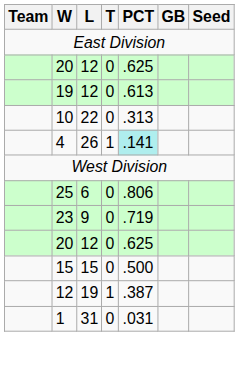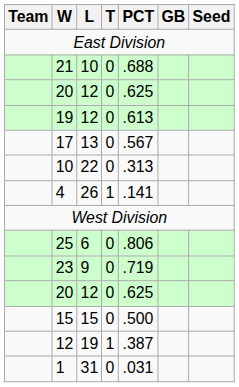+ row: (64, 67)
+ row: (64, 142)
(138, 142) paleturquoise background -> (138, 192) no background
